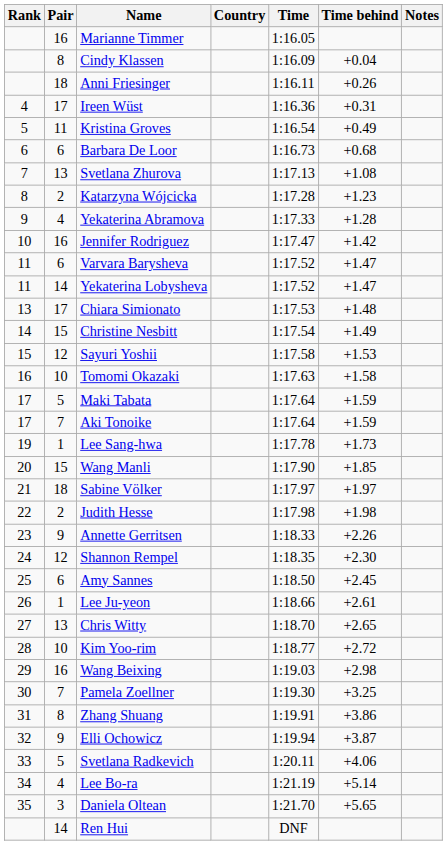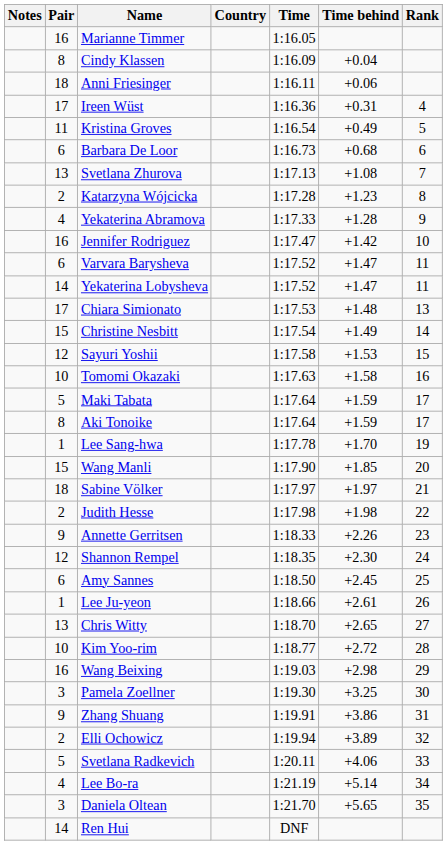columns swapped: (24, 15) <-> (422, 15)
(360, 83) +0.26 -> (361, 83) +0.06
(61, 422) 7 -> (61, 422) 8
(360, 444) +1.73 -> (361, 444) +1.70
(61, 693) 7 -> (61, 693) 3
(61, 715) 8 -> (61, 715) 9
(61, 738) 9 -> (61, 738) 2
(360, 738) +3.87 -> (361, 738) +3.89
